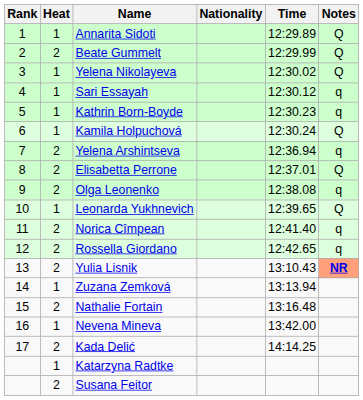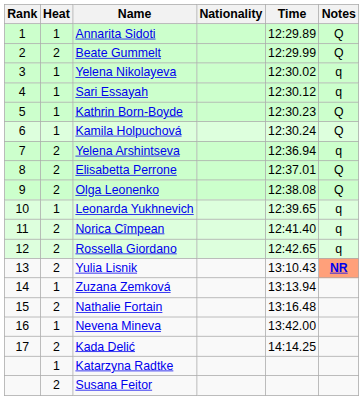(339, 72) Q -> (339, 72) q
(339, 111) q -> (339, 111) Q
(339, 190) q -> (339, 190) Q
(339, 209) Q -> (339, 209) q
